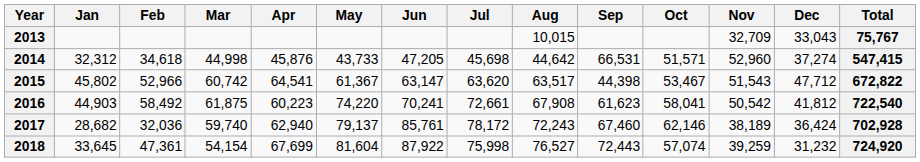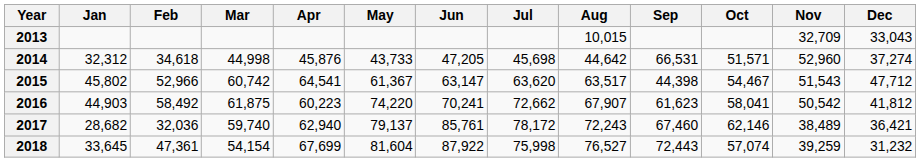- column: (878, 16)
(684, 81) 53,467 -> (748, 81) 54,467
(488, 103) 72,661 -> (534, 103) 72,662
(554, 103) 67,908 -> (606, 103) 67,907
(750, 125) 38,189 -> (820, 125) 38,489
(815, 125) 36,424 -> (891, 125) 36,421
